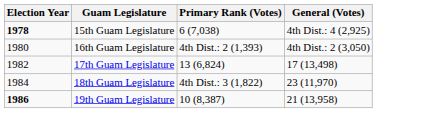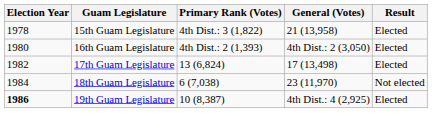+ column: (400, 13)
(18, 30) bold -> (18, 30) normal
(199, 30) 6 (7,038) -> (221, 30) 4th Dist.: 3 (1,822)
(328, 30) 4th Dist.: 4 (2,925) -> (312, 30) 21 (13,958)
(221, 82) 4th Dist.: 3 (1,822) -> (199, 82) 6 (7,038)
(312, 99) 21 (13,958) -> (328, 99) 4th Dist.: 4 (2,925)
